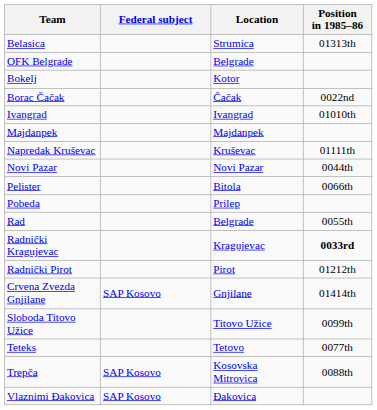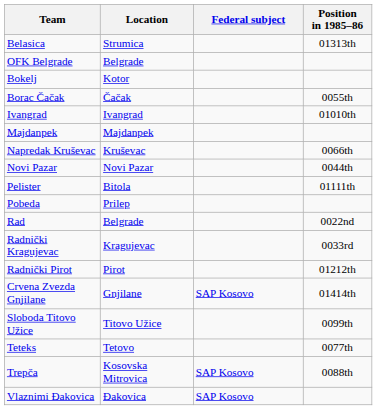columns swapped: (257, 19) <-> (156, 19)
(337, 97) 0022nd -> (337, 97) 0055th
(337, 150) 01111th -> (337, 150) 0066th
(337, 185) 0066th -> (337, 185) 01111th
(337, 221) 0055th -> (337, 221) 0022nd
(337, 245) bold -> (337, 245) normal
